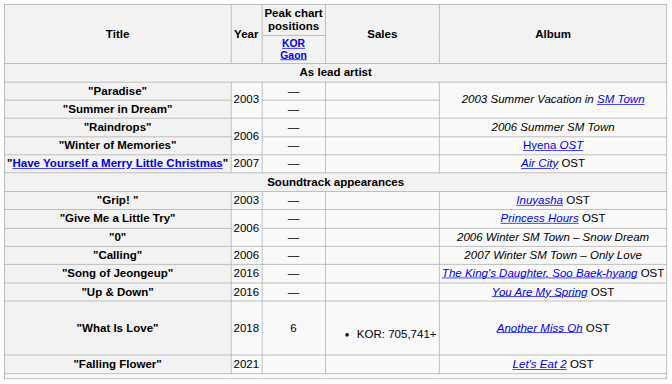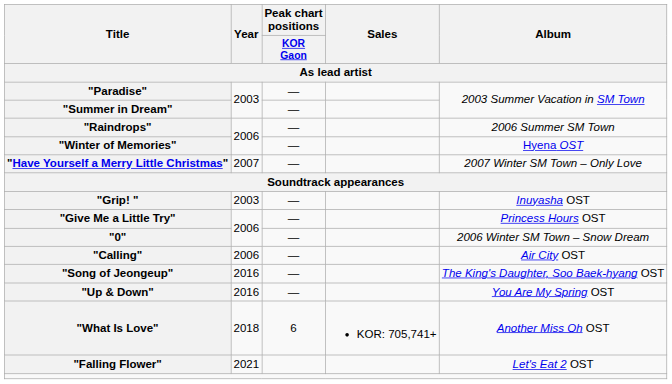(553, 164) Air City OST -> (553, 164) 2007 Winter SM Town – Only Love
(553, 255) 2007 Winter SM Town – Only Love -> (553, 255) Air City OST
